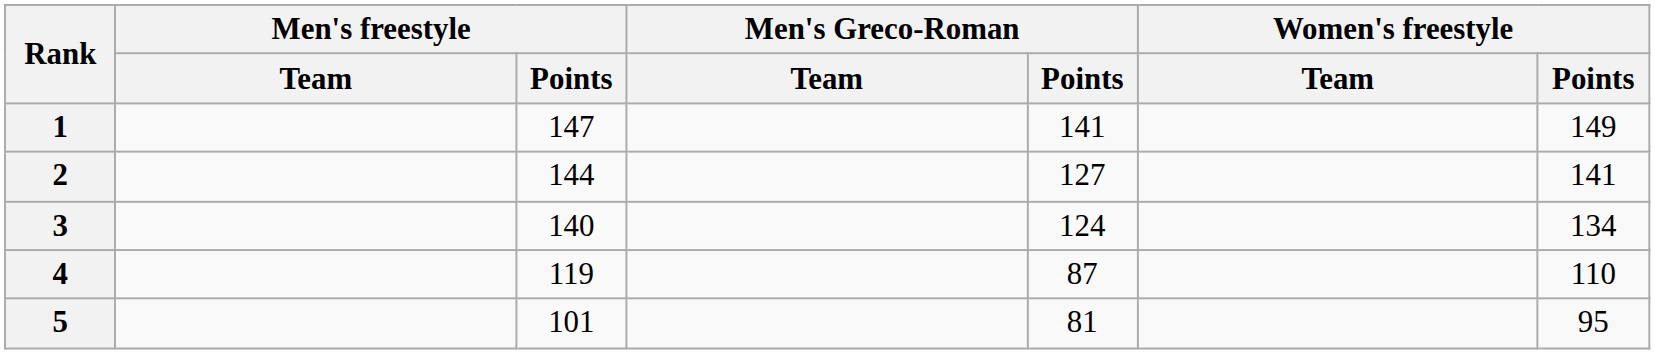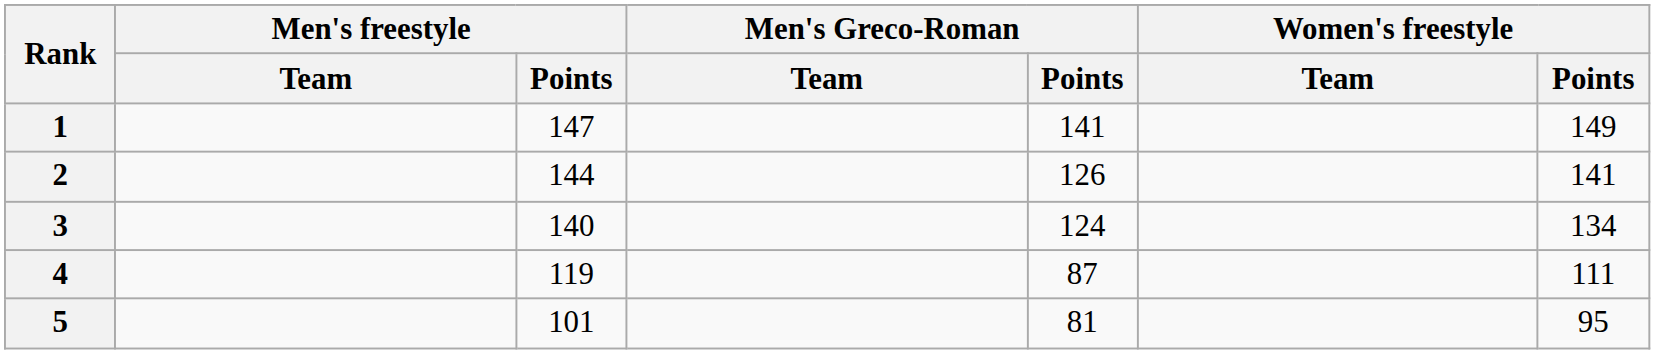(1082, 175) 127 -> (1082, 175) 126
(1593, 273) 110 -> (1593, 273) 111
